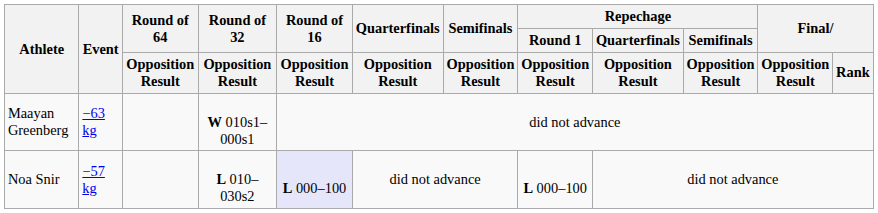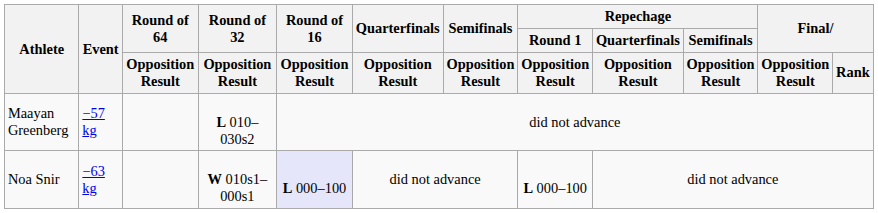(94, 122) −63 kg -> (94, 122) −57 kg
(237, 130) W 010s1–000s1 -> (237, 130) L 010–030s2
(94, 179) −57 kg -> (94, 179) −63 kg
(237, 188) L 010–030s2 -> (237, 188) W 010s1–000s1
